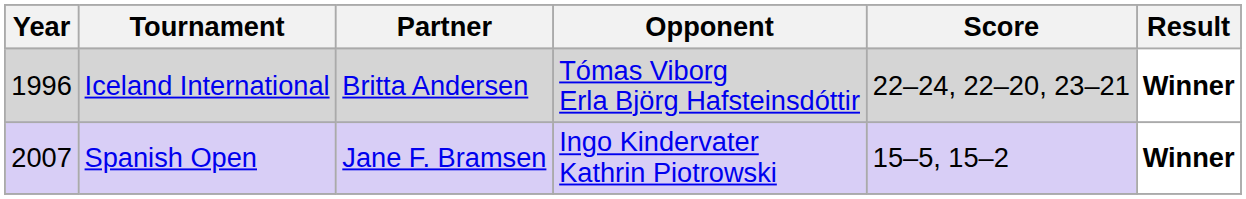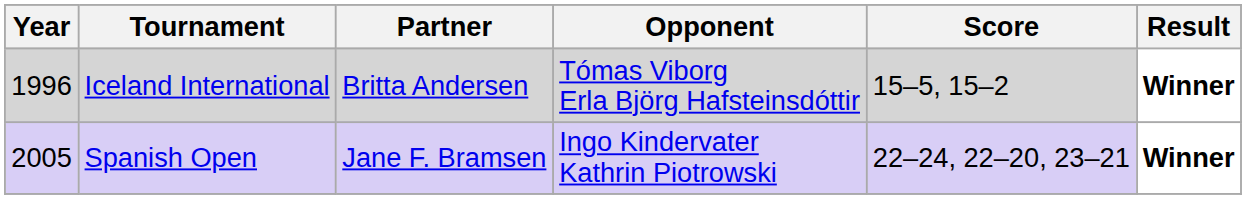(1001, 85) 22–24, 22–20, 23–21 -> (941, 85) 15–5, 15–2
(42, 158) 2007 -> (42, 158) 2005
(941, 158) 15–5, 15–2 -> (1001, 158) 22–24, 22–20, 23–21
